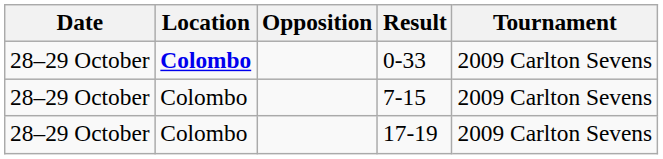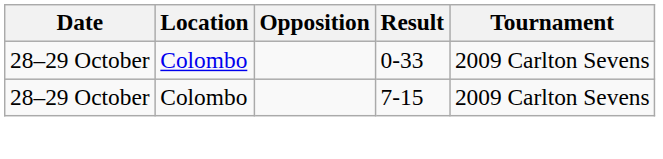(206, 60) bold -> (204, 60) normal
- row: (410, 134)
